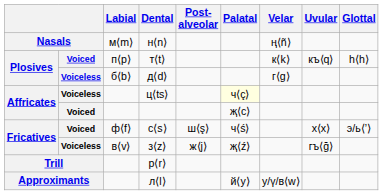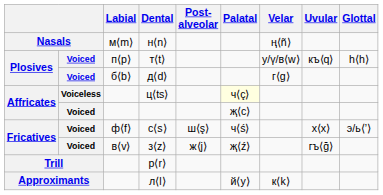(281, 59) к⟨k⟩ -> (281, 59) у/ү/в⟨w⟩
(81, 77) Voiceless -> (81, 77) Voiced
(81, 146) Voiceless -> (81, 146) Voiced
(281, 181) у/ү/в⟨w⟩ -> (281, 181) к⟨k⟩
